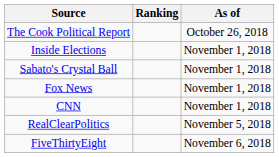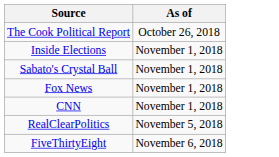- column: (157, 13)
